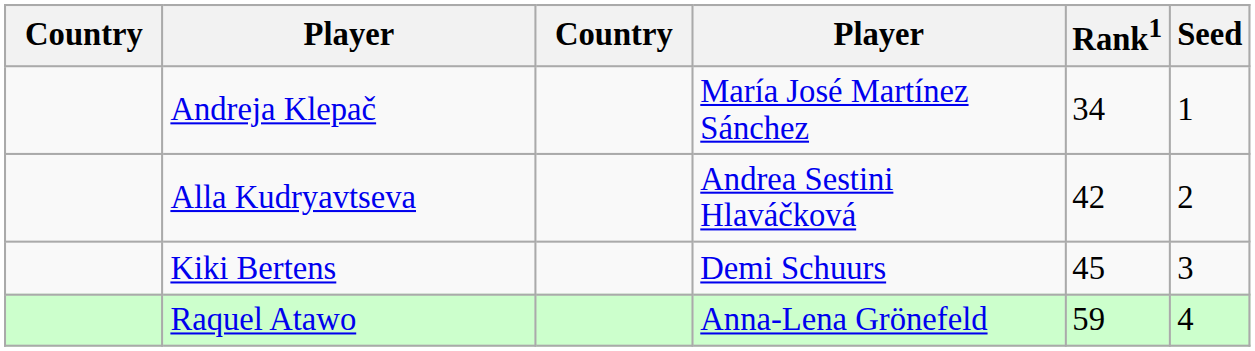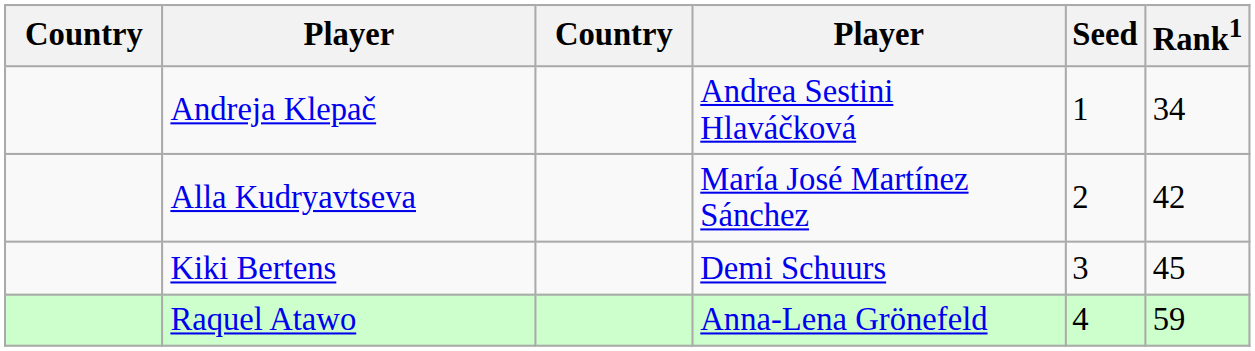columns swapped: (1117, 34) <-> (1210, 34)
(834, 109) María José Martínez Sánchez -> (797, 109) Andrea Sestini Hlaváčková
(797, 197) Andrea Sestini Hlaváčková -> (834, 197) María José Martínez Sánchez
